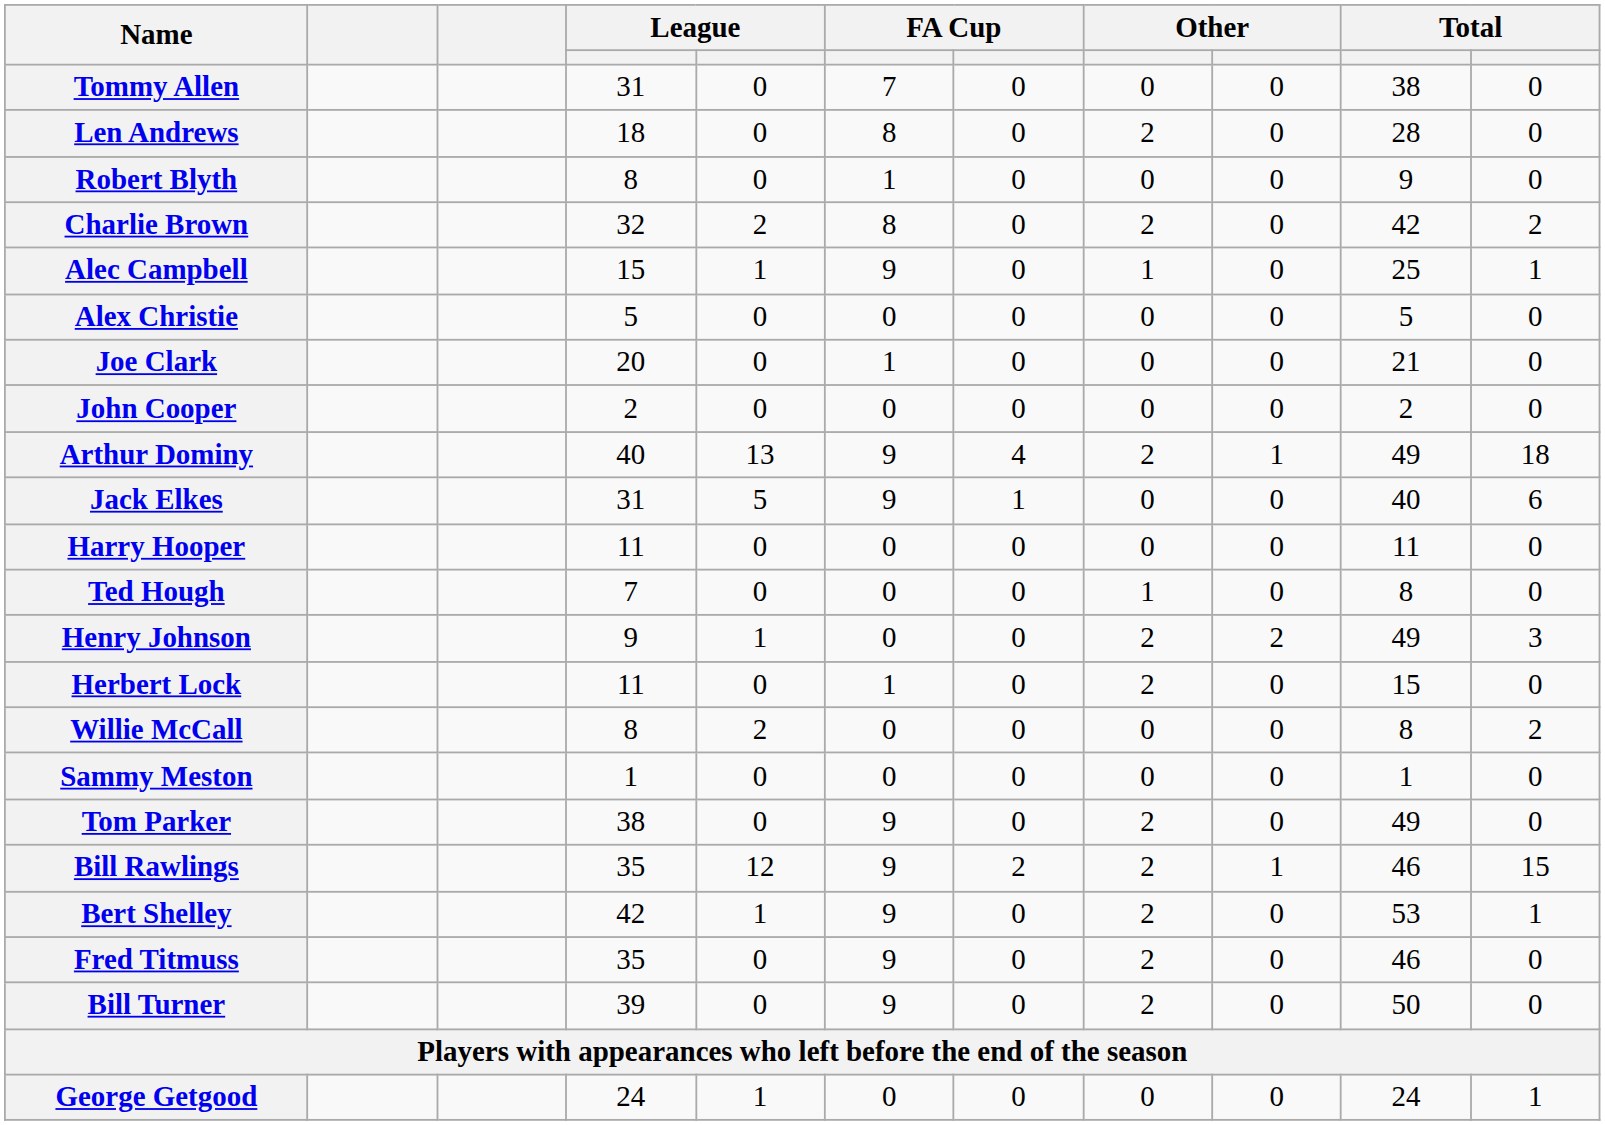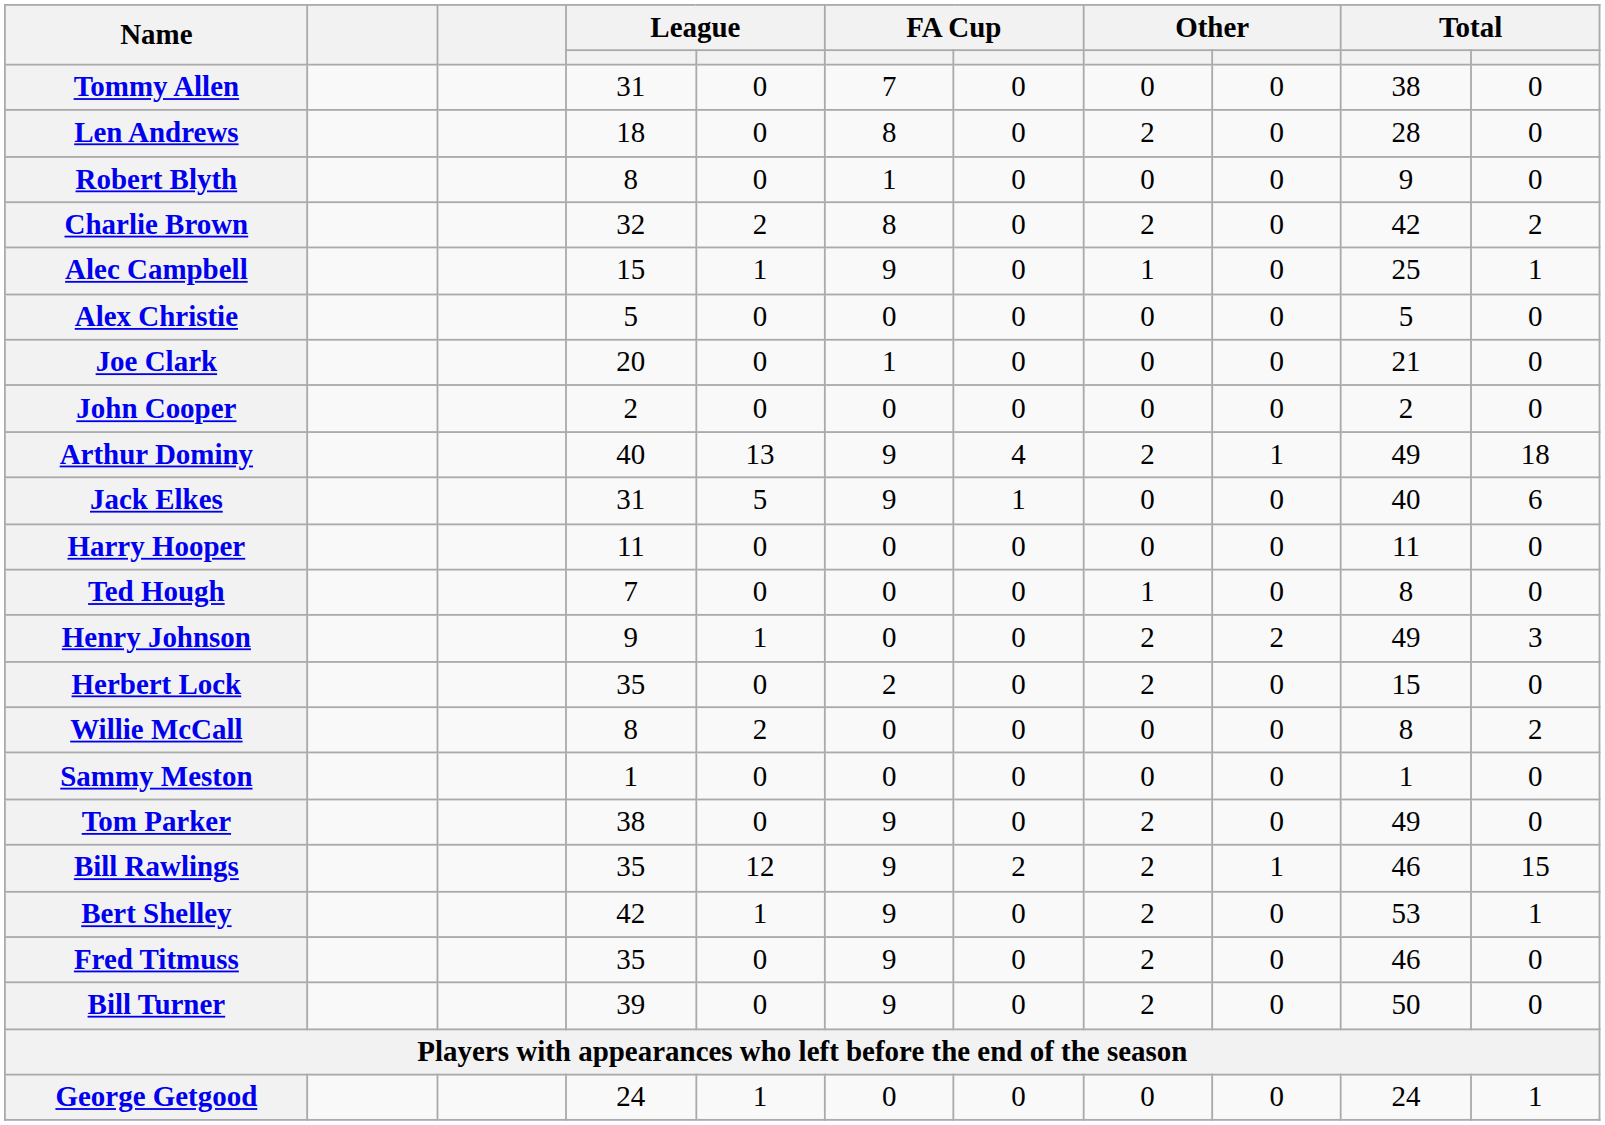(631, 683) 11 -> (631, 683) 35
(889, 683) 1 -> (889, 683) 2
